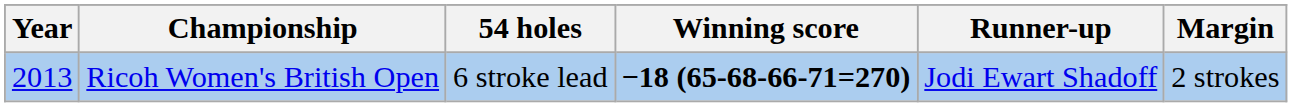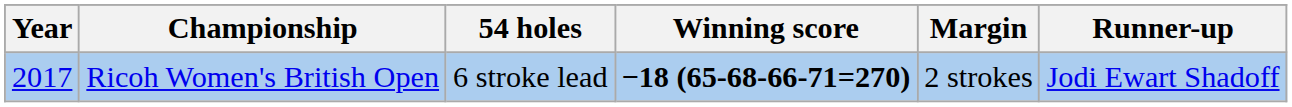columns swapped: (1225, 28) <-> (1041, 28)
(42, 76) 2013 -> (42, 76) 2017
